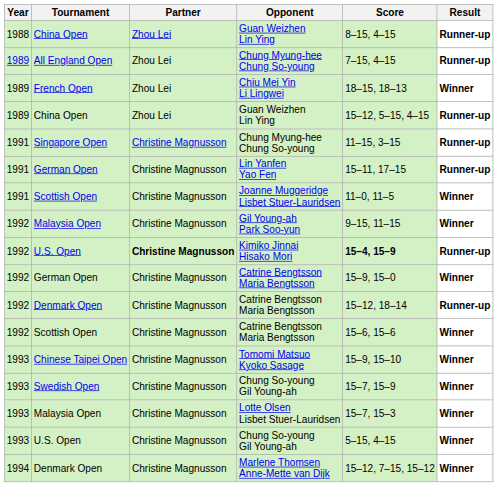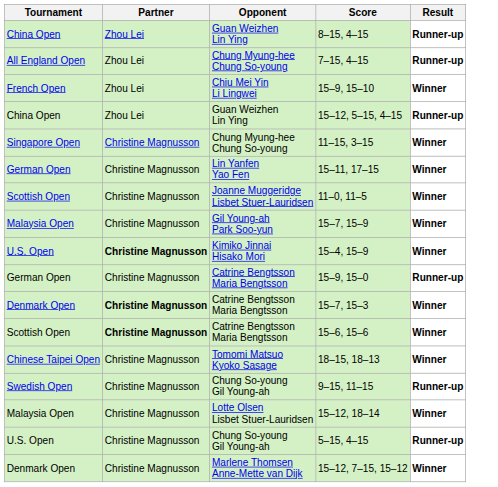- column: (18, 13)
(376, 88) 18–15, 18–13 -> (346, 88) 15–9, 15–10
(465, 143) Runner-up -> (429, 143) Winner
(465, 170) Runner-up -> (429, 170) Winner
(373, 224) 9–15, 11–15 -> (343, 224) 15–7, 15–9
(370, 251) bold -> (343, 251) normal
(465, 251) Runner-up -> (429, 251) Winner
(457, 278) Winner -> (438, 278) Runner-up
(179, 305) normal -> (156, 305) bold
(376, 305) 15–12, 18–14 -> (343, 305) 15–7, 15–3
(465, 305) Runner-up -> (429, 305) Winner
(179, 333) normal -> (156, 333) bold
(373, 360) 15–9, 15–10 -> (349, 360) 18–15, 18–13
(370, 387) 15–7, 15–9 -> (346, 387) 9–15, 11–15
(457, 387) Winner -> (438, 387) Runner-up
(370, 414) 15–7, 15–3 -> (349, 414) 15–12, 18–14
(457, 441) Winner -> (438, 441) Runner-up
